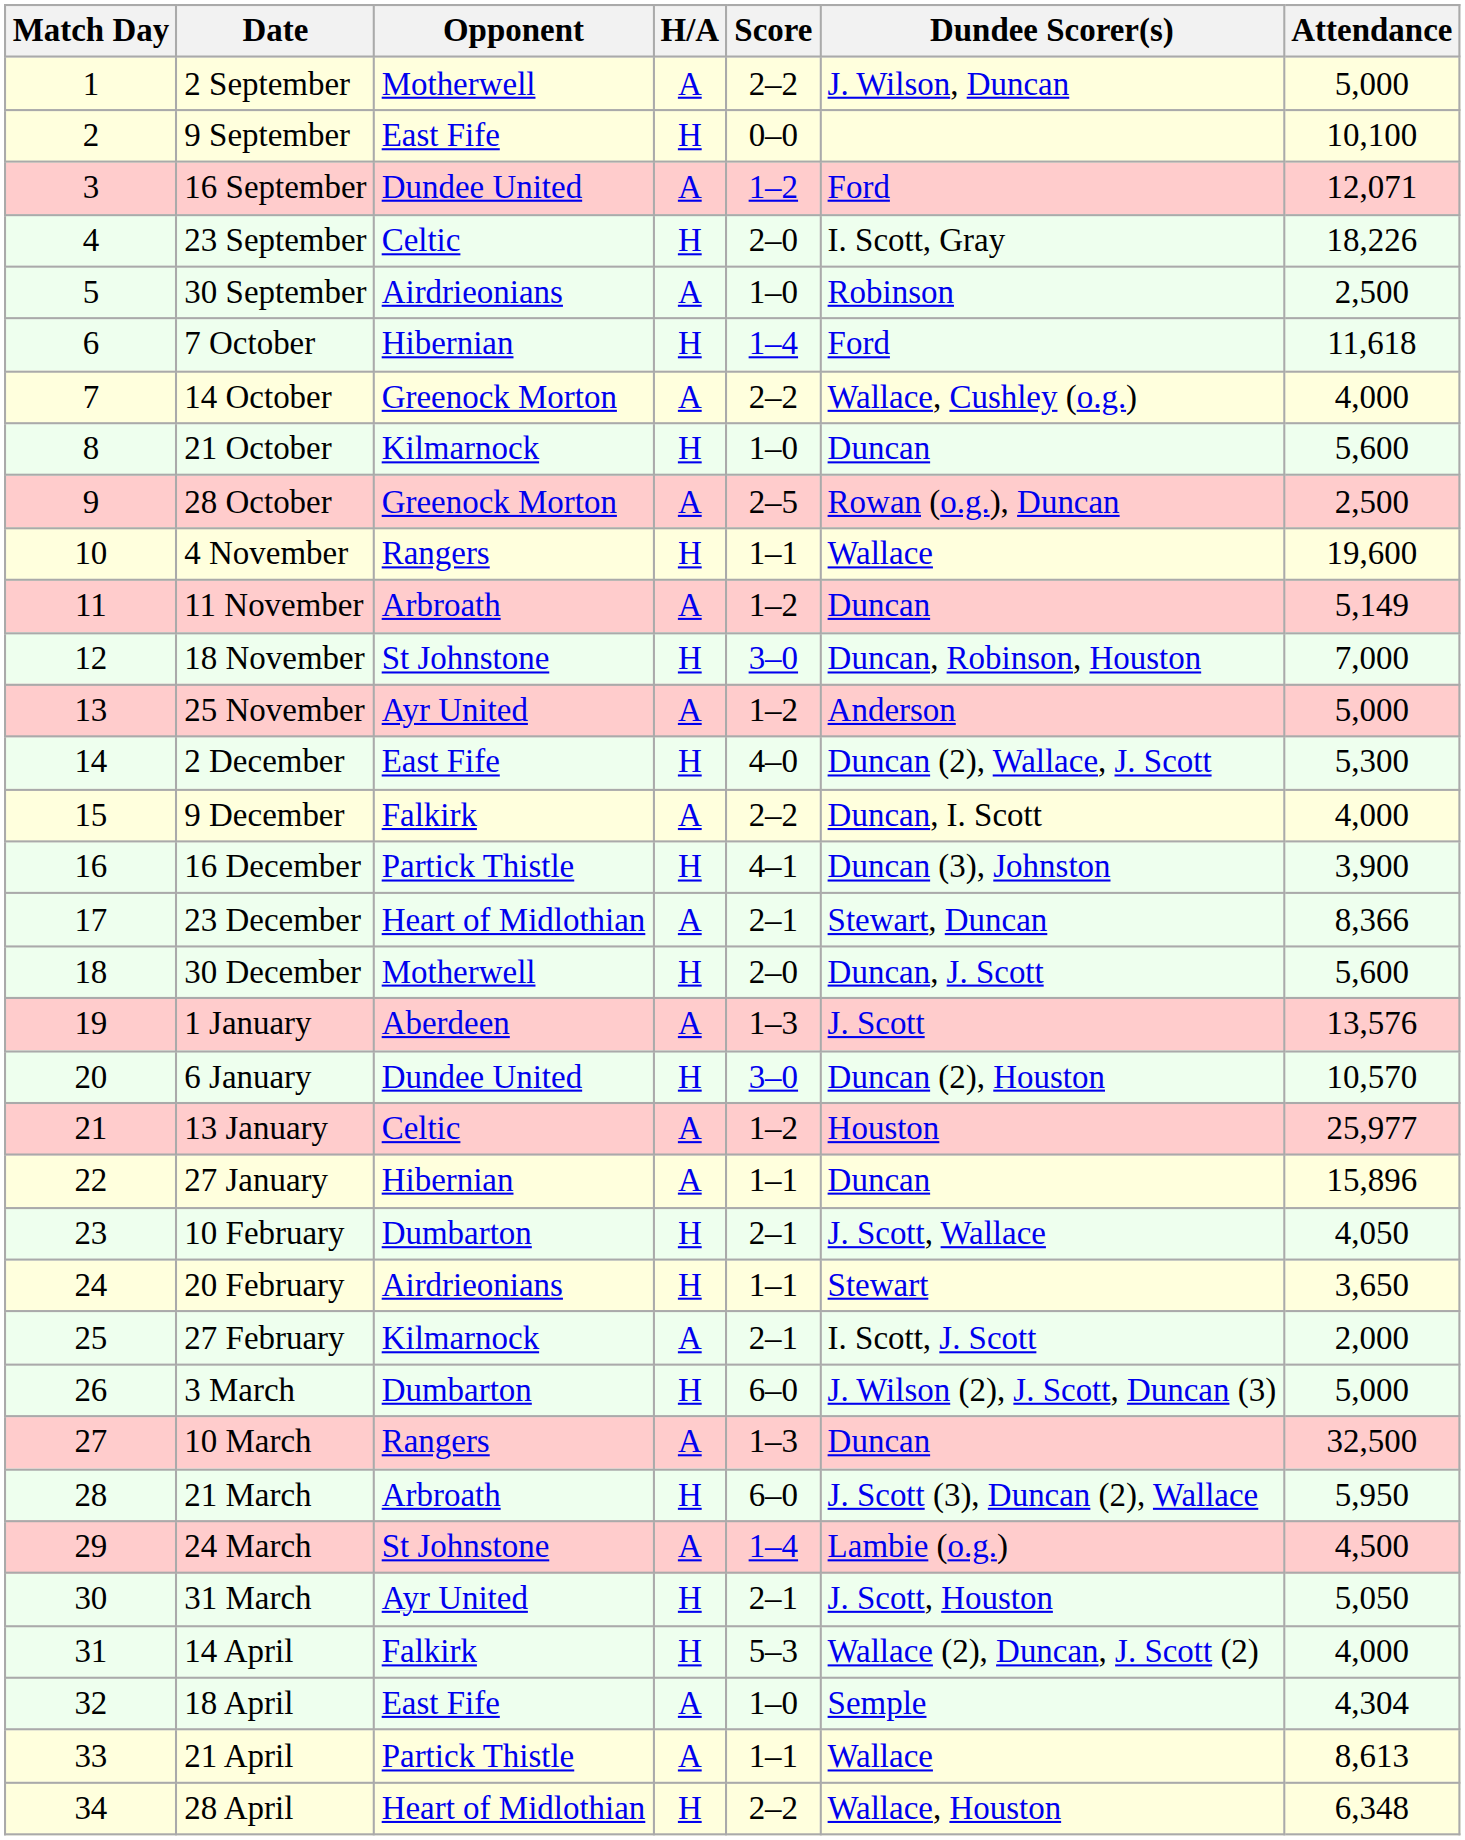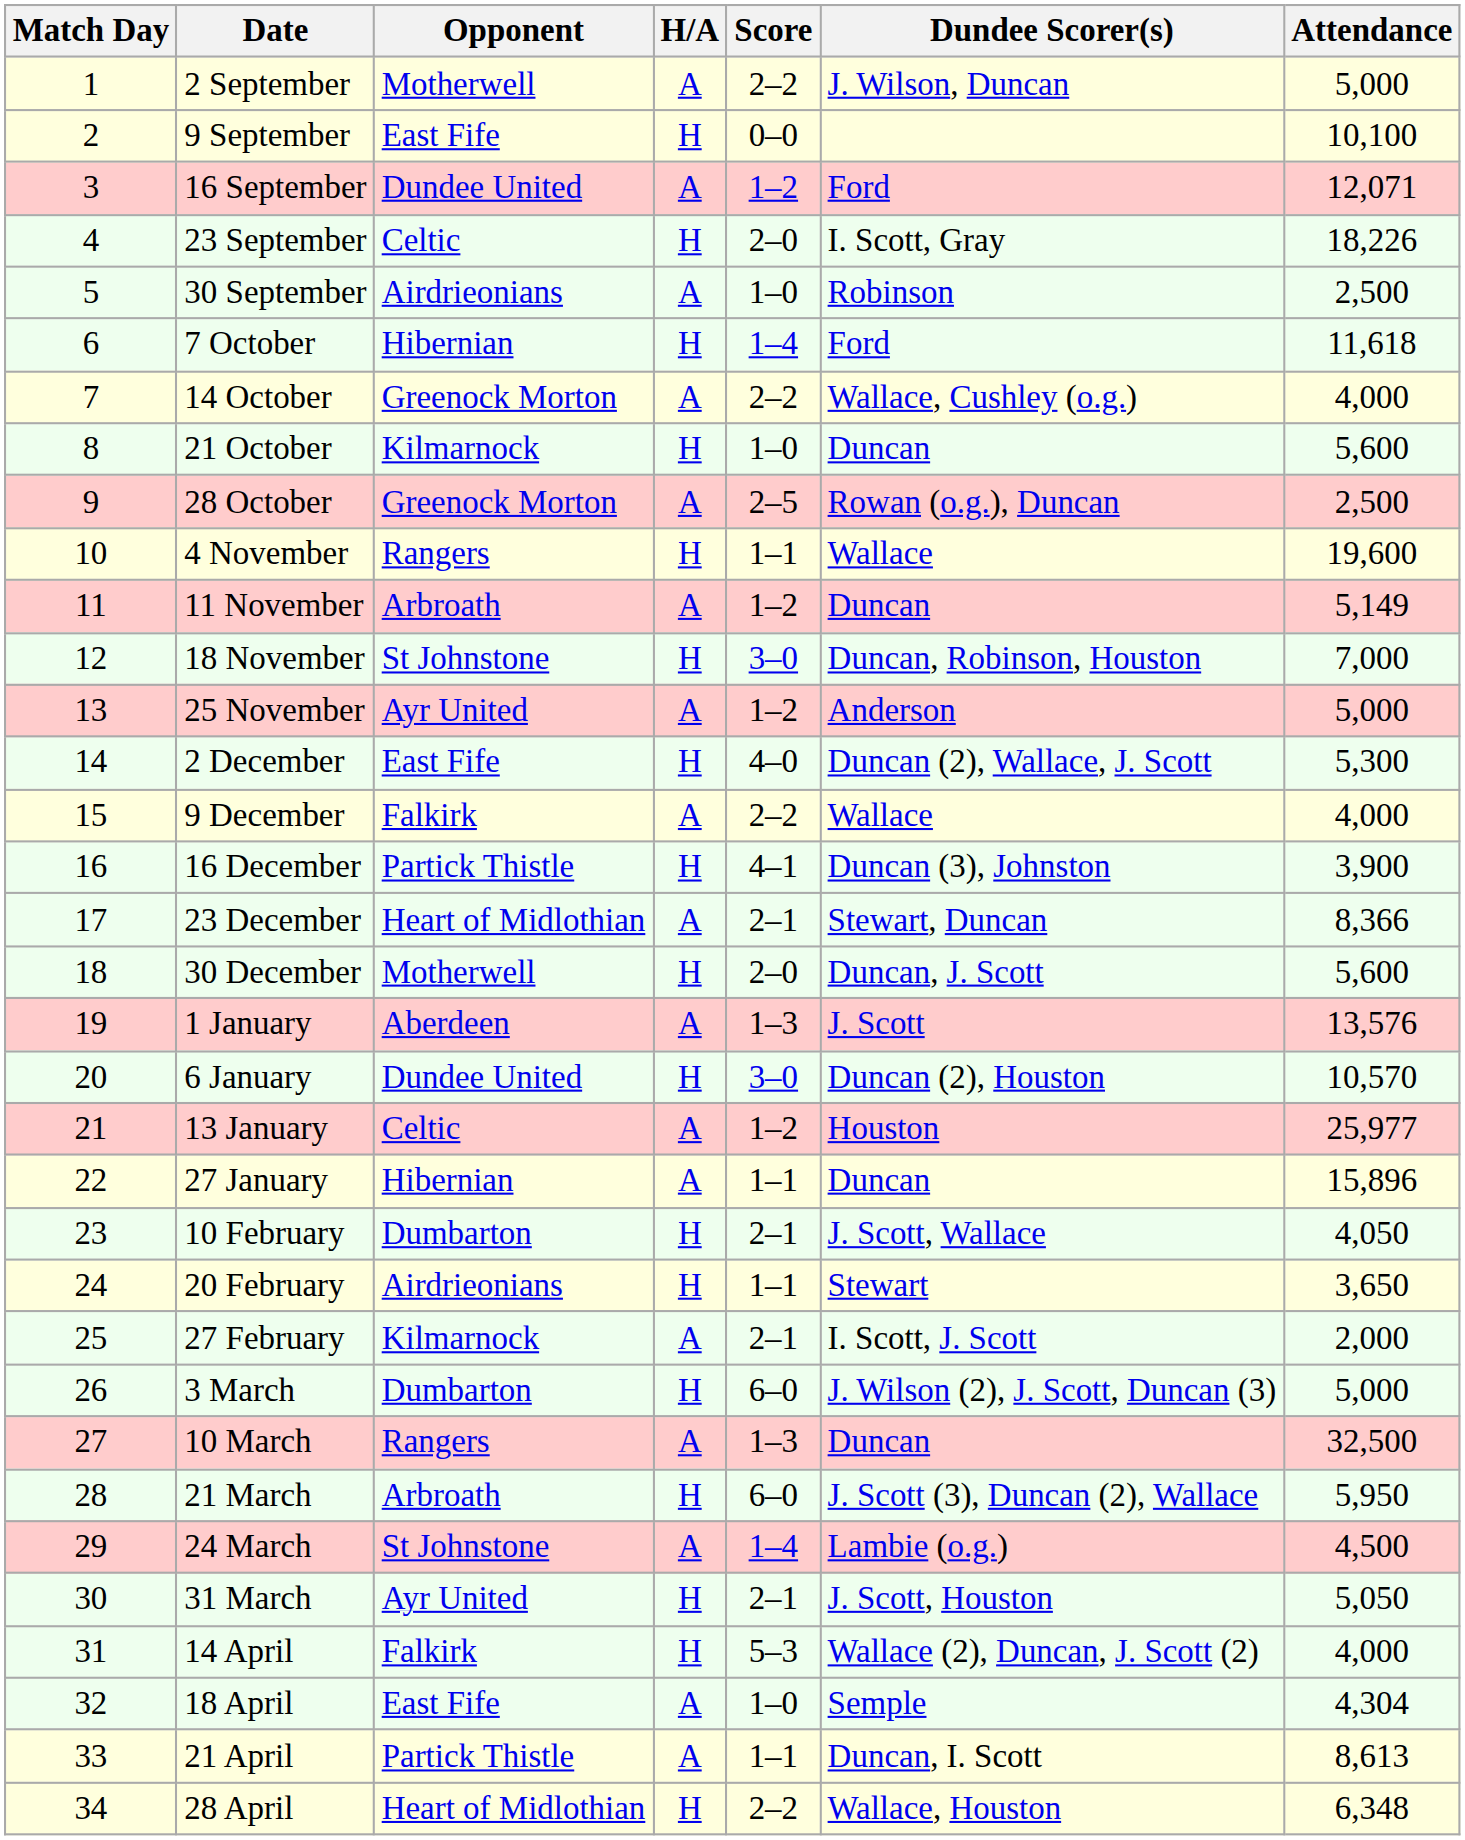(935, 814) Duncan, I. Scott -> (880, 814) Wallace
(880, 1755) Wallace -> (935, 1755) Duncan, I. Scott
